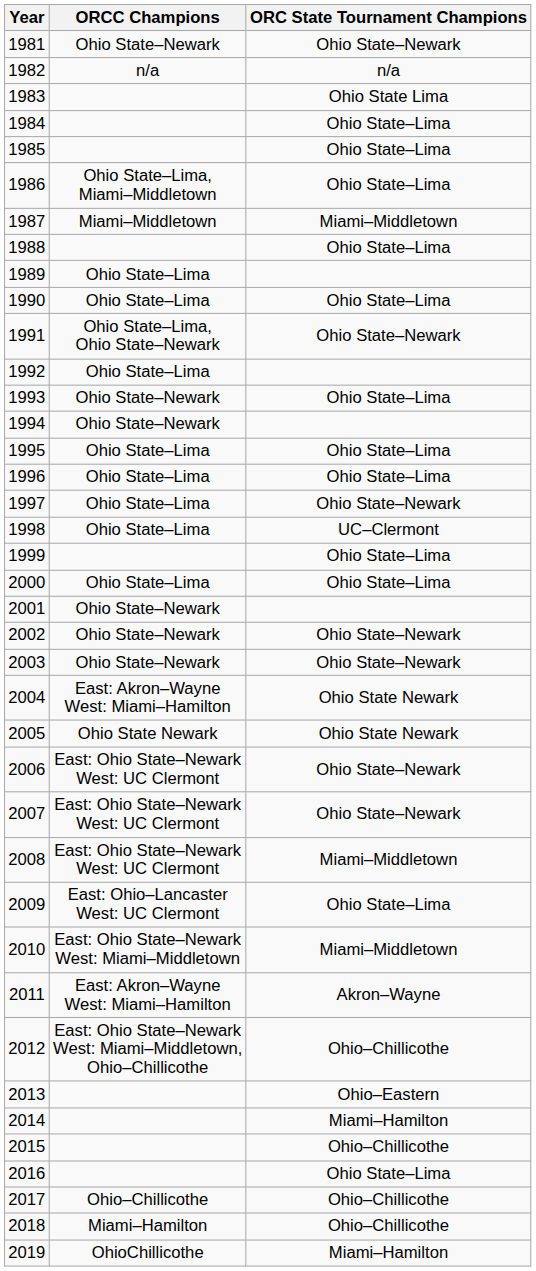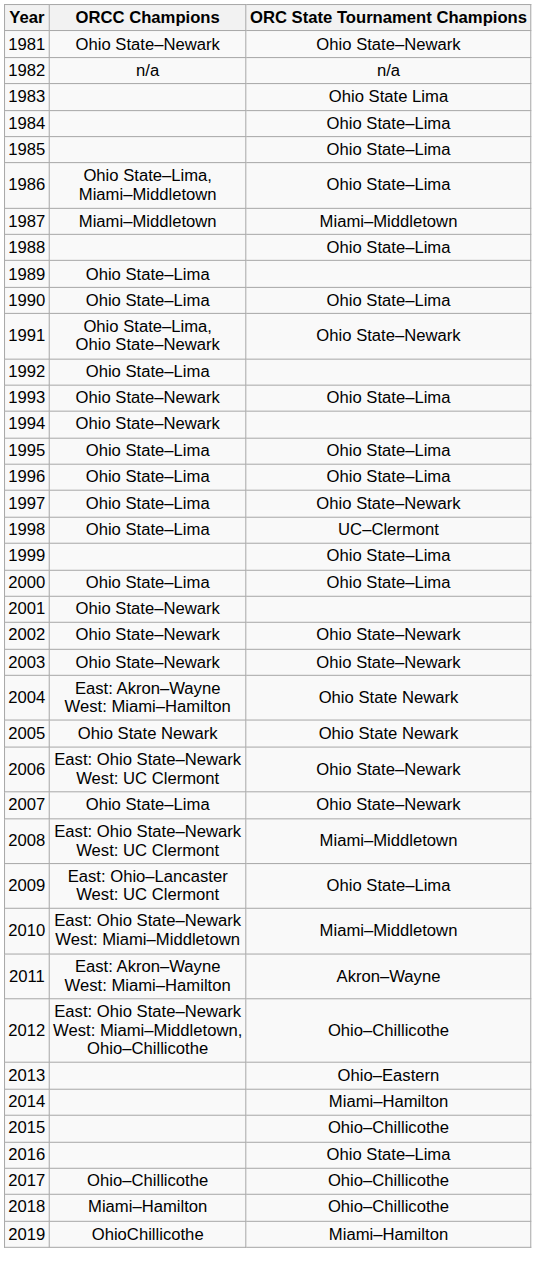(148, 814) East: Ohio State–Newark West: UC Clermont -> (148, 805) Ohio State–Lima
